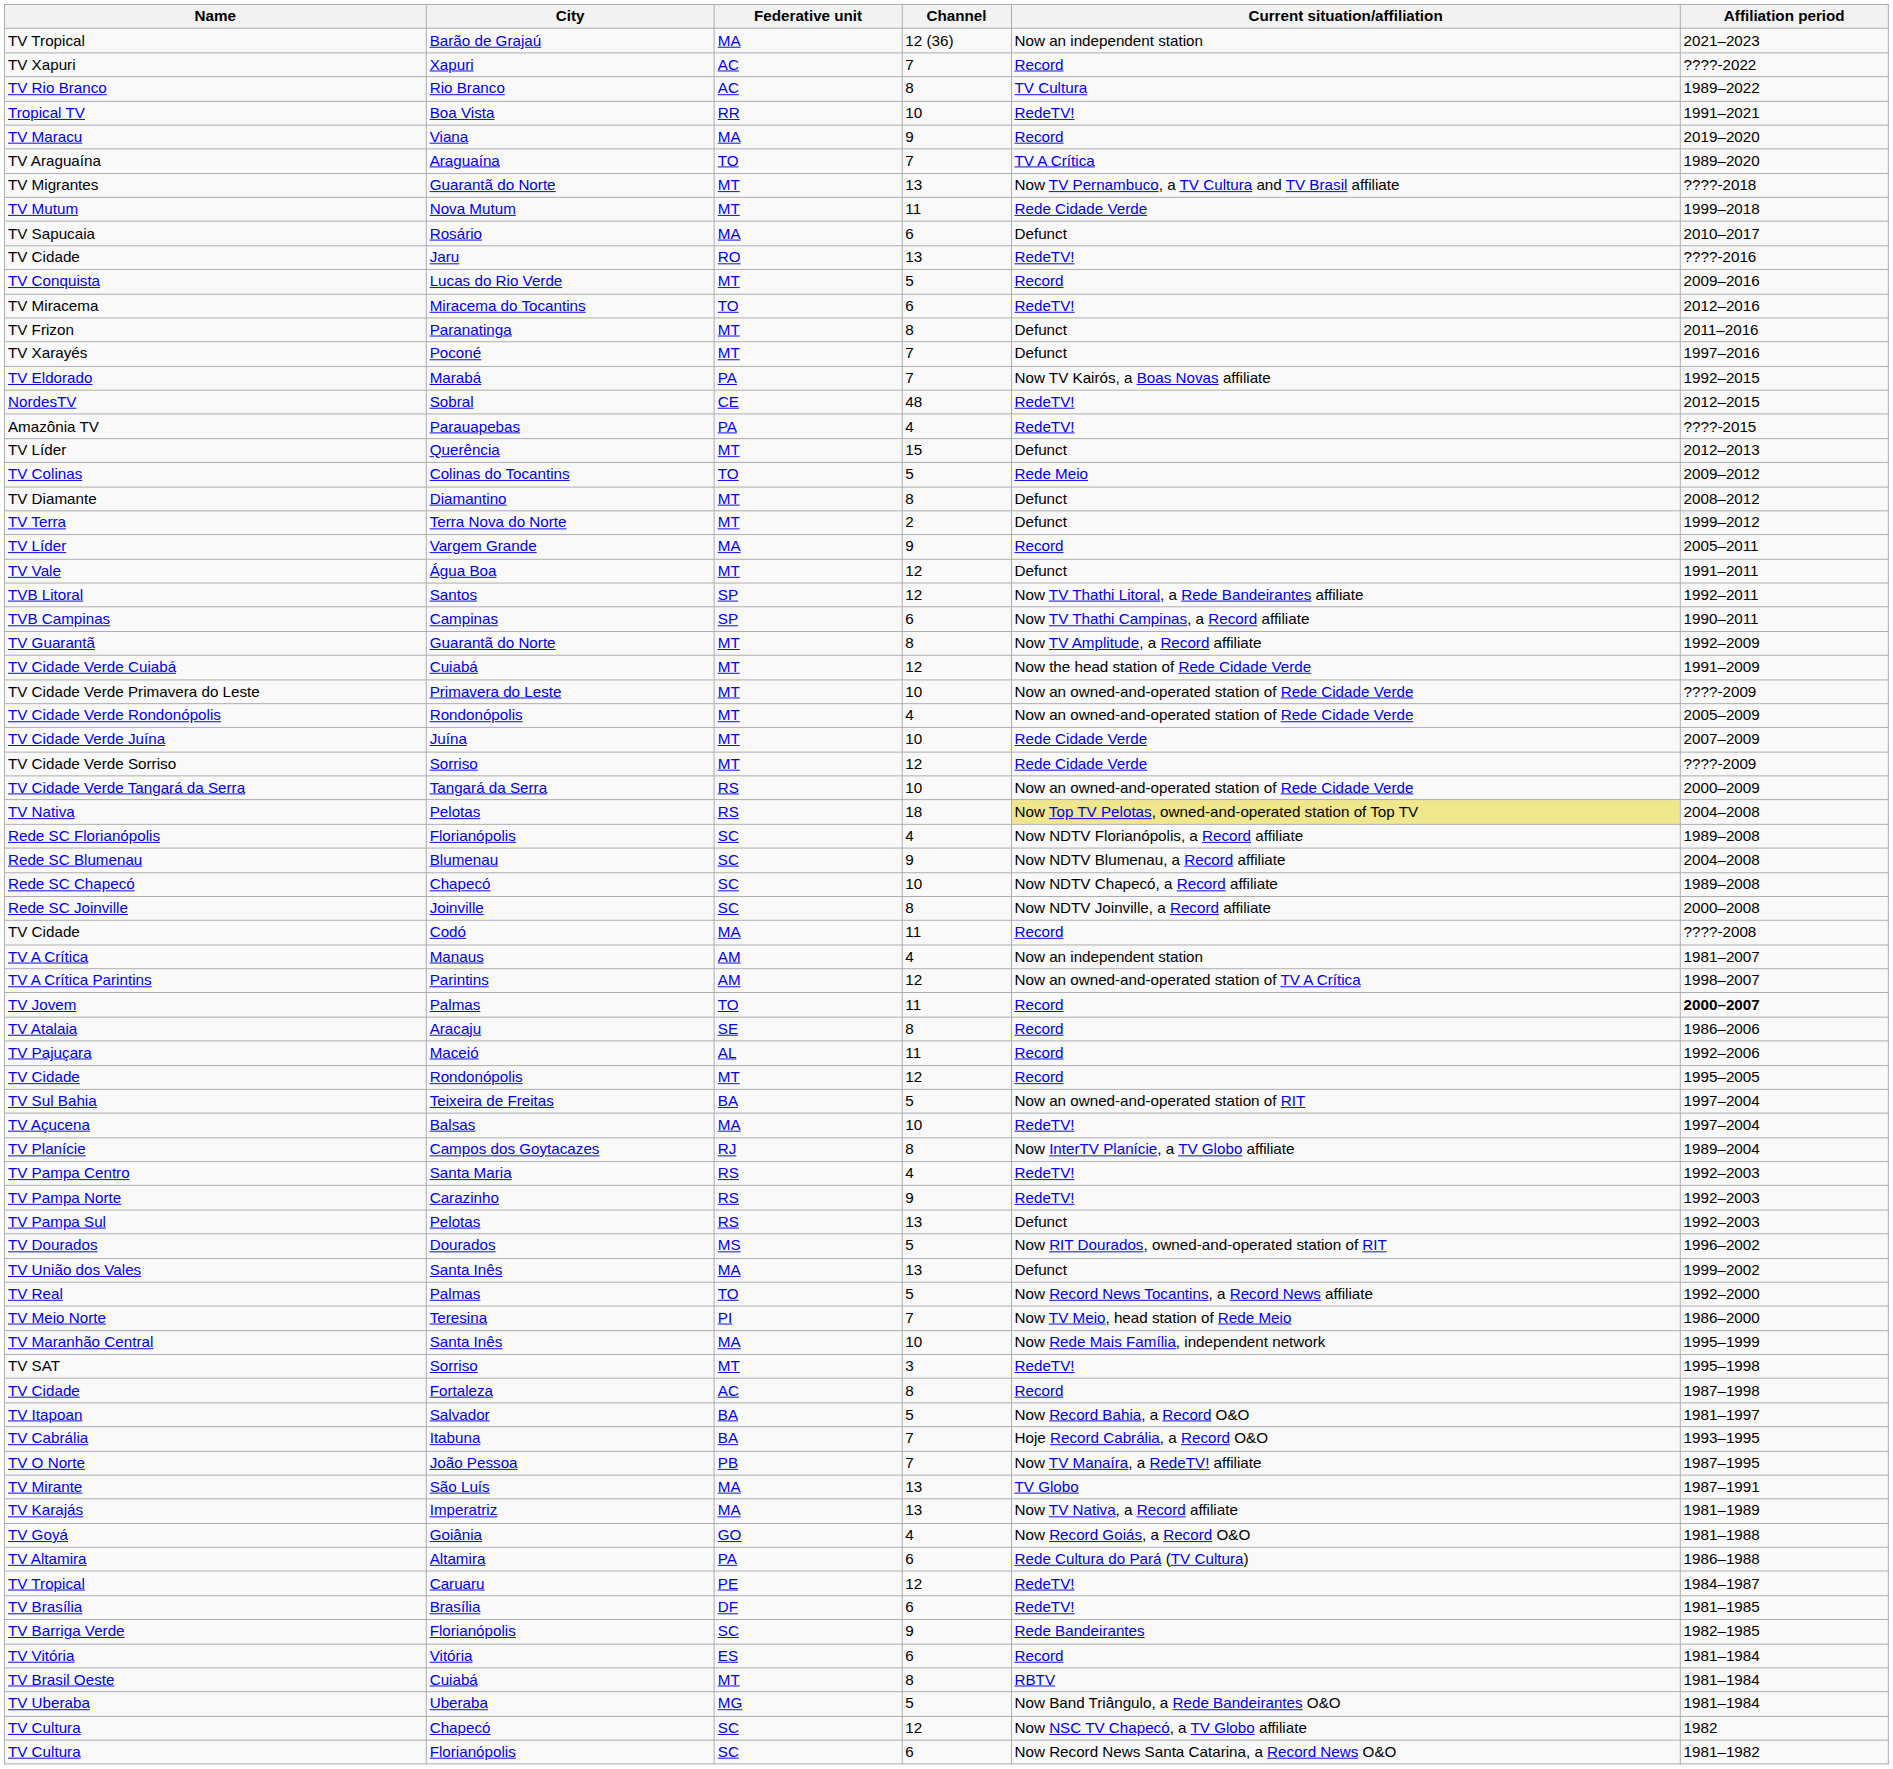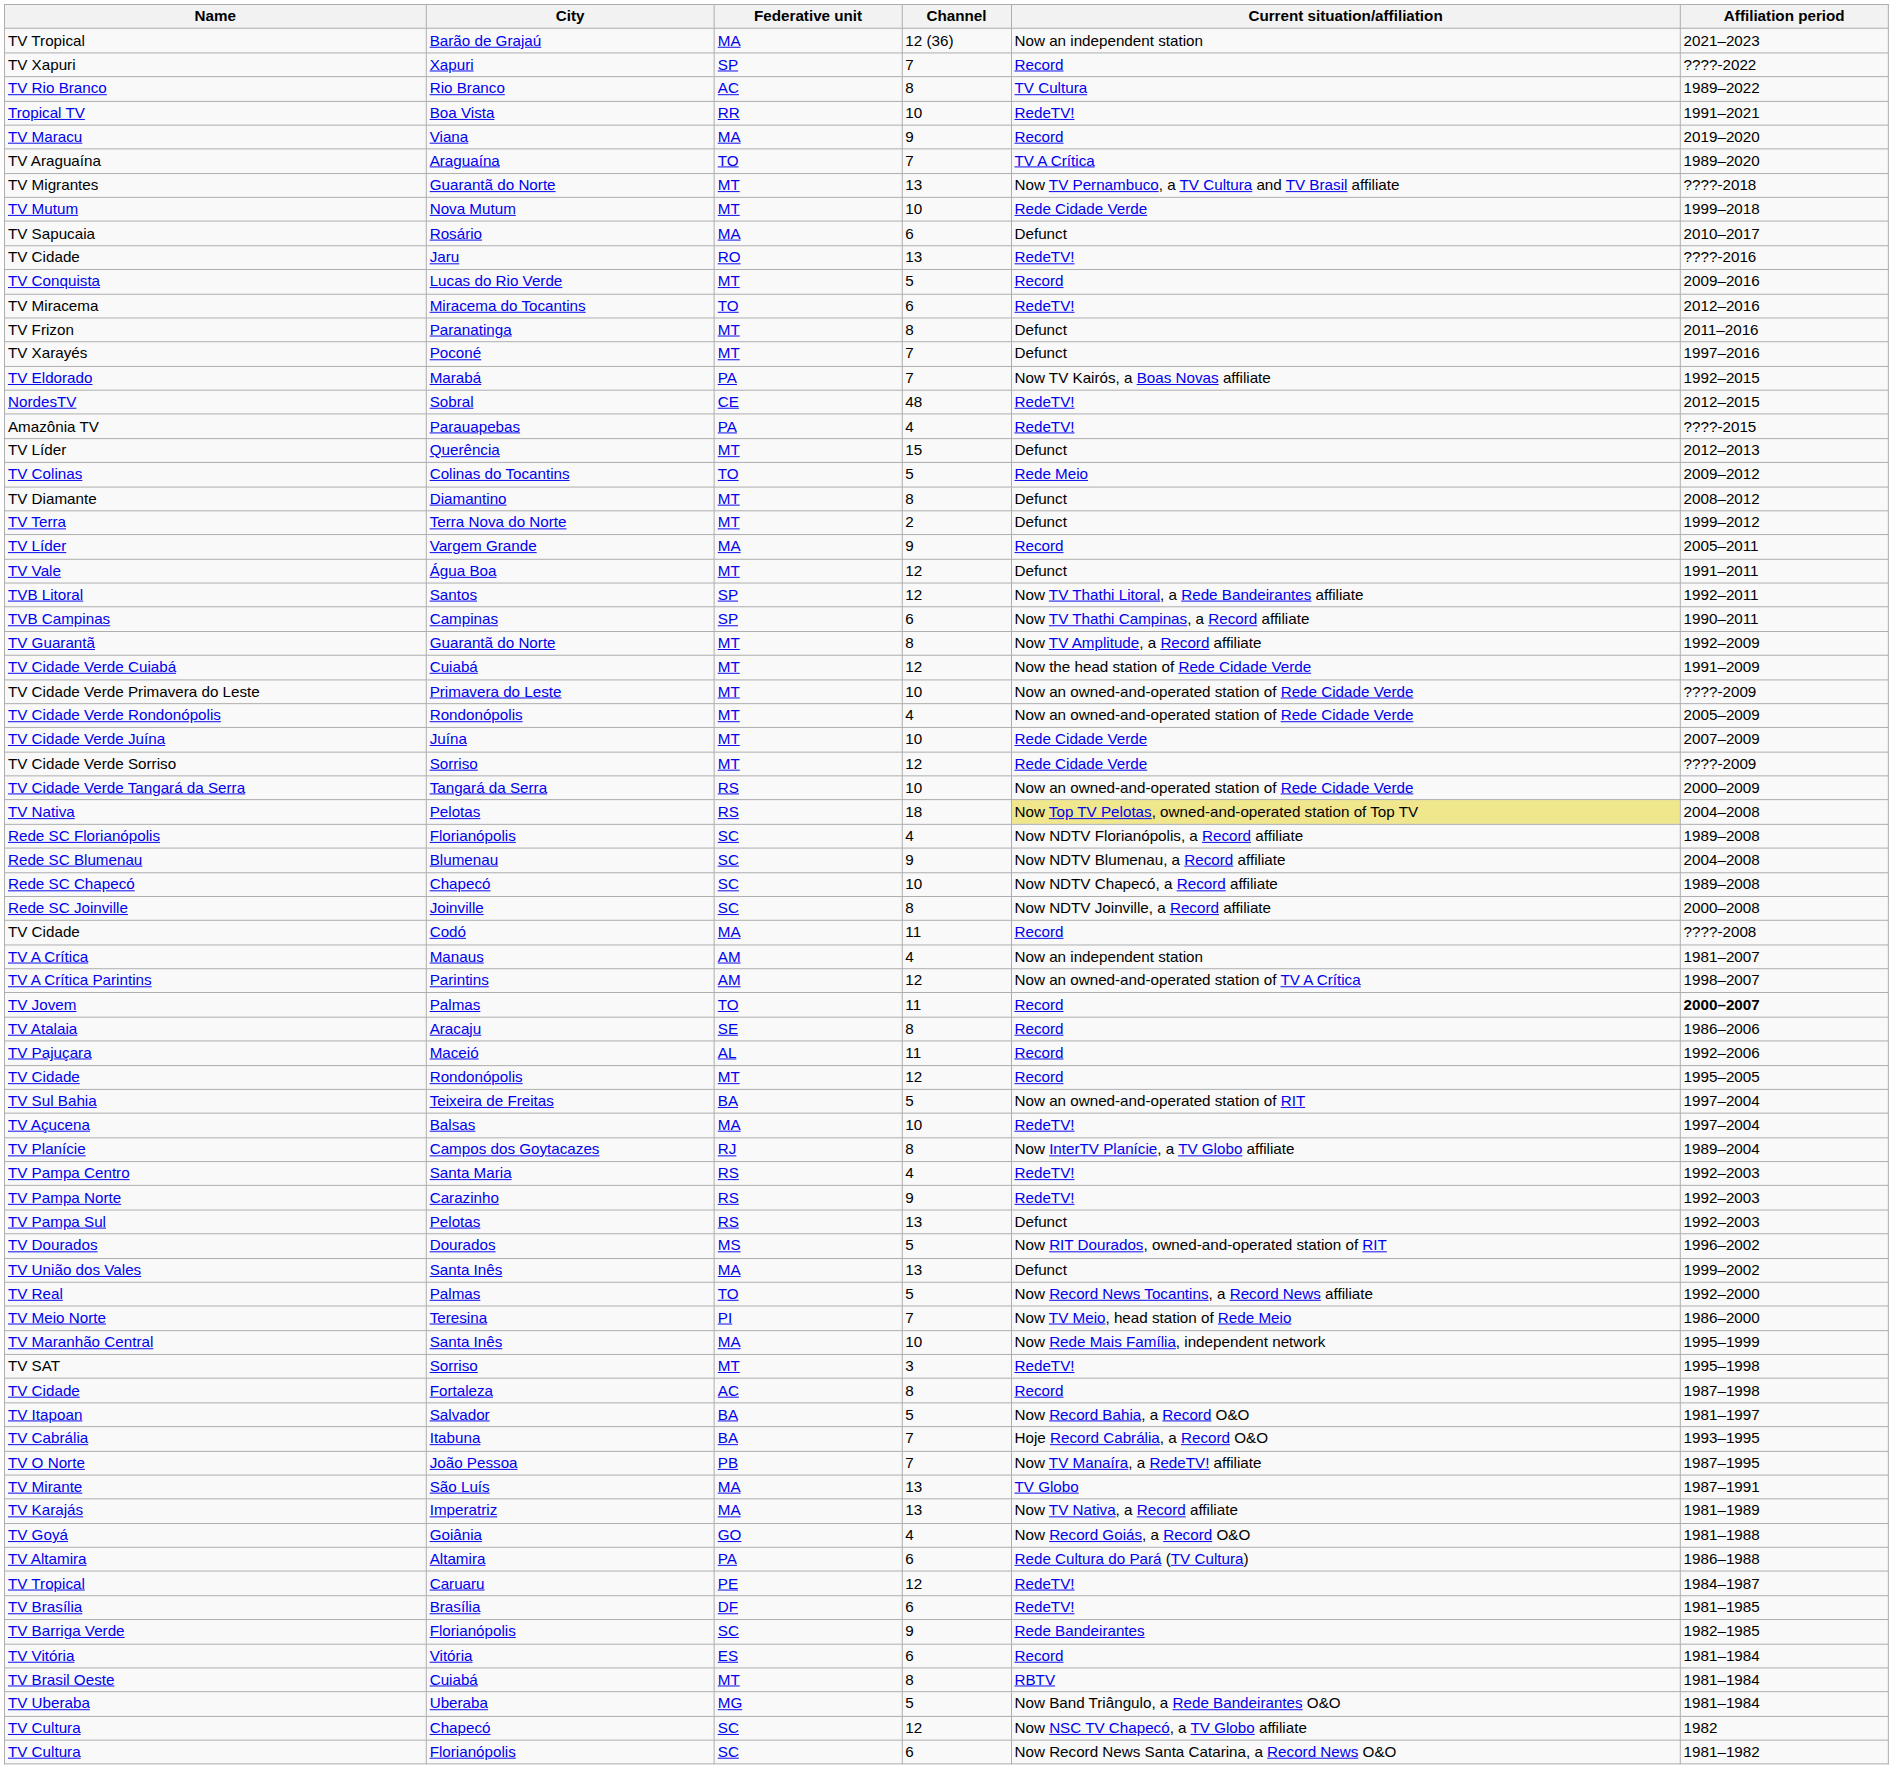(728, 64) AC -> (728, 64) SP
(913, 209) 11 -> (914, 209) 10
